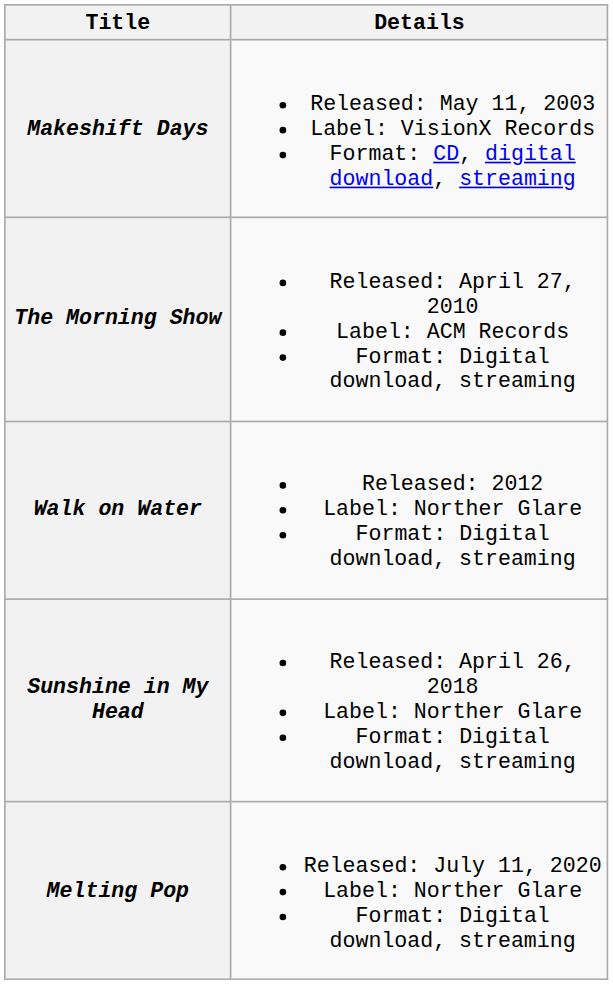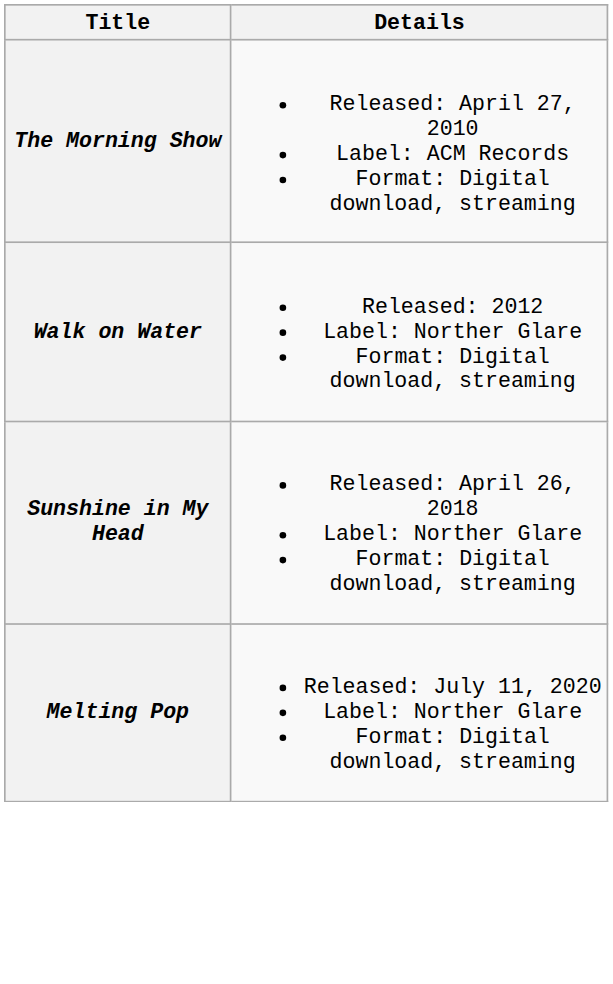- row: (118, 129)
